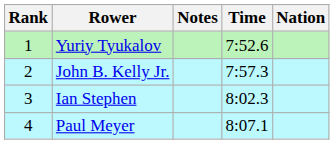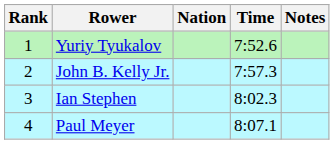columns swapped: (301, 17) <-> (197, 17)
